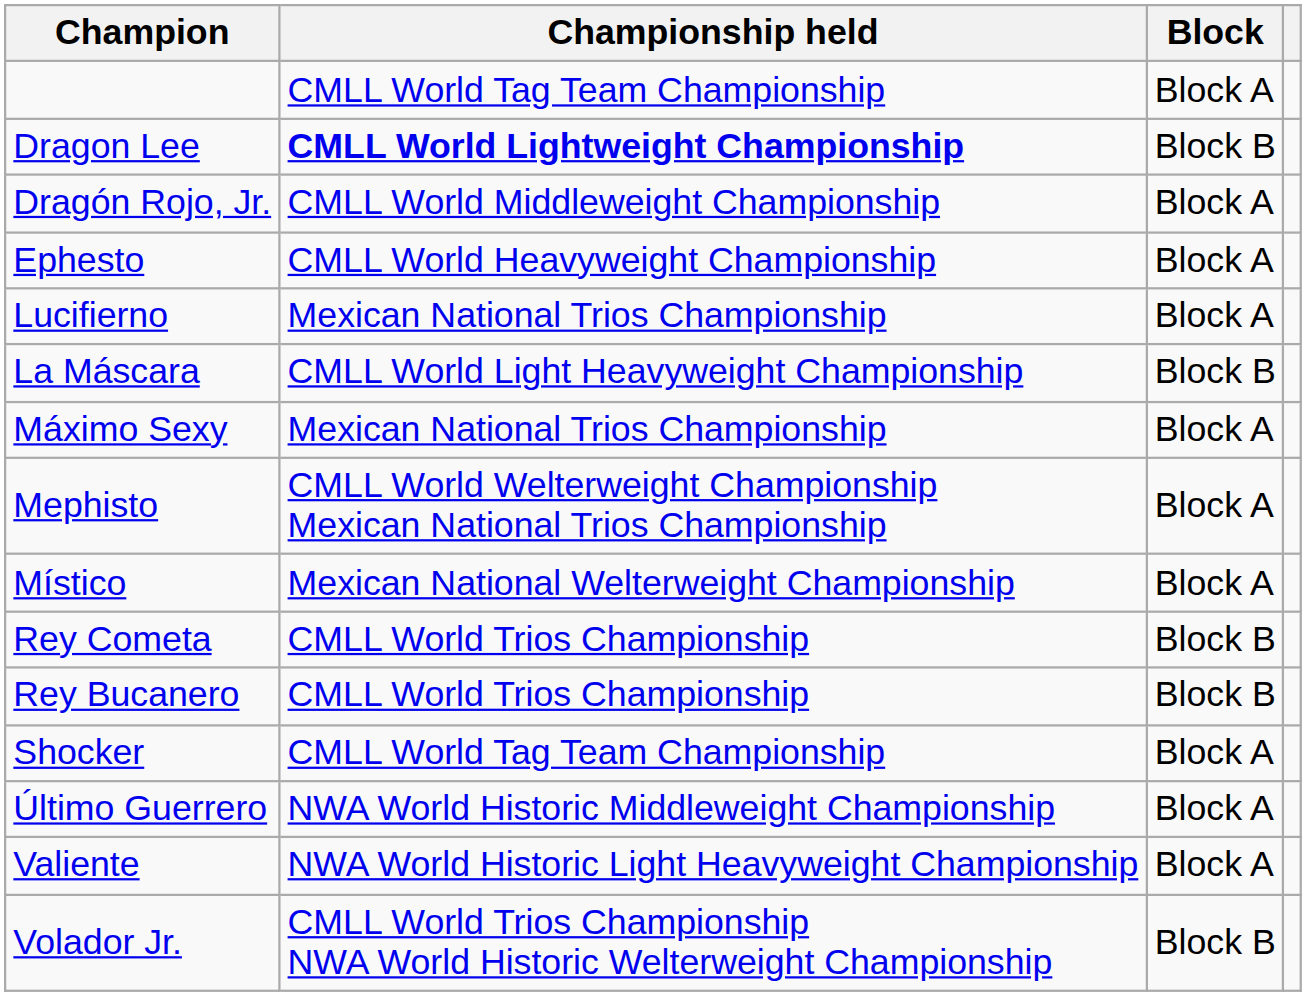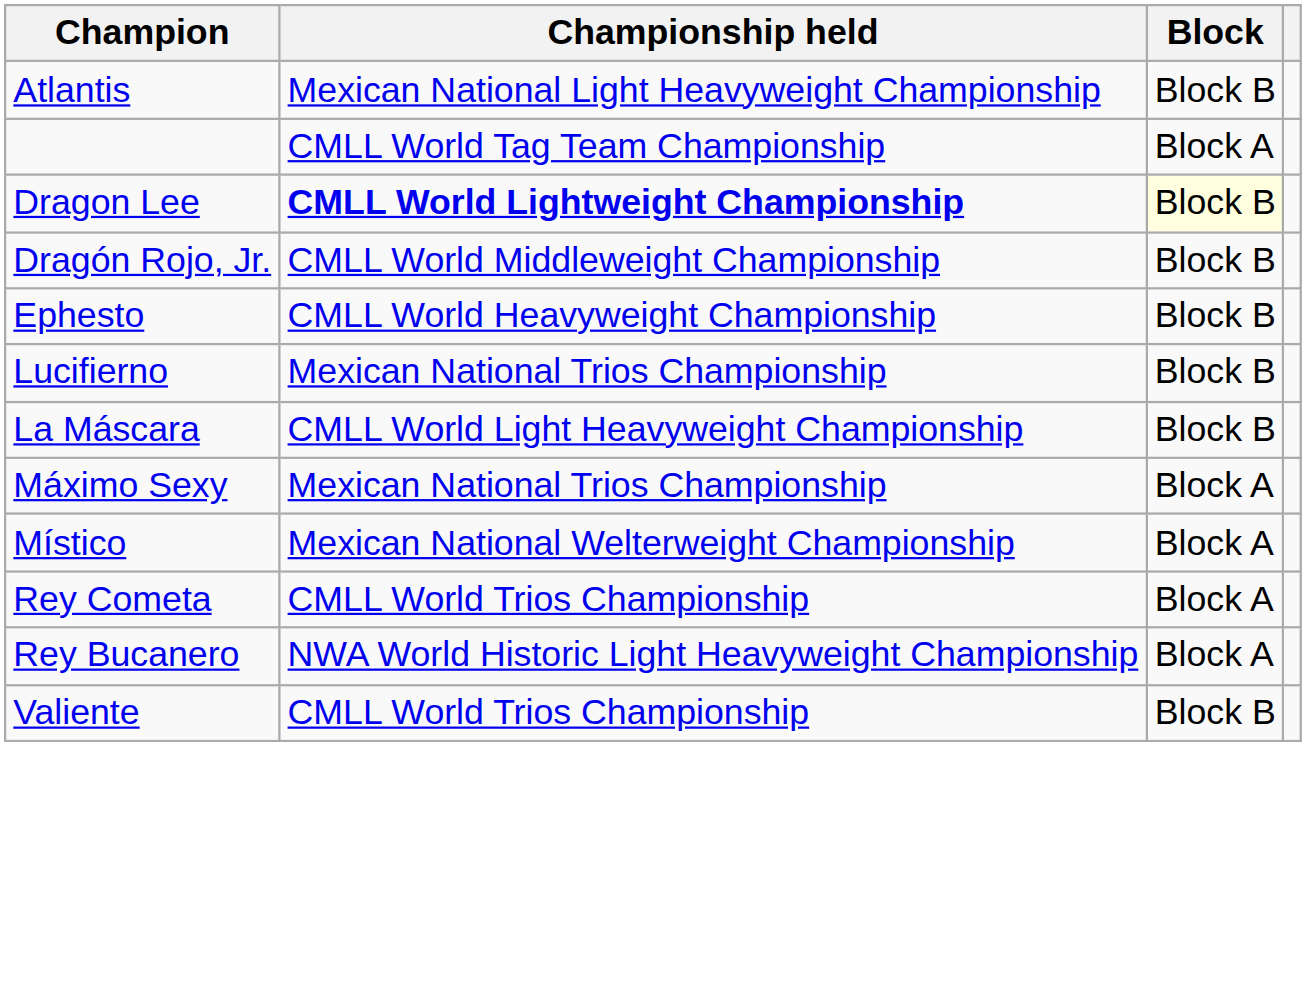+ row: (72, 89)
(1215, 145) no background -> (1215, 202) lightyellow background
(1214, 202) Block A -> (1215, 259) Block B
(1214, 259) Block A -> (1215, 315) Block B
(1214, 315) Block A -> (1215, 372) Block B
- row: (86, 505)
(1215, 638) Block B -> (1214, 598) Block A
(548, 695) CMLL World Trios Championship -> (713, 655) NWA World Historic Light Heavyweight Championship
(1215, 695) Block B -> (1214, 655) Block A
- row: (79, 751)
- row: (140, 808)
(713, 865) NWA World Historic Light Heavyweight Championship -> (548, 711) CMLL World Trios Championship
(1214, 865) Block A -> (1215, 711) Block B
- row: (98, 941)
